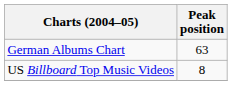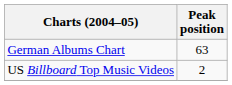(202, 70) 8 -> (202, 70) 2
